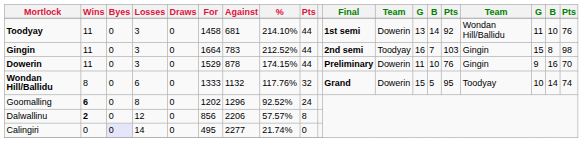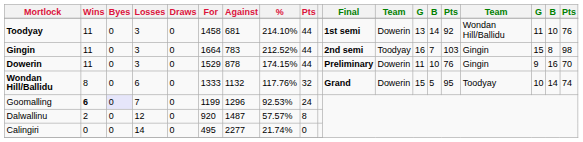(111, 102) no background -> (111, 102) lavender background
(137, 102) 8 -> (137, 102) 7
(211, 102) 1202 -> (210, 102) 1199
(277, 102) 92.52% -> (277, 102) 92.53%
(86, 116) bold -> (86, 116) normal
(208, 116) 856 -> (208, 116) 920
(235, 116) 2206 -> (235, 116) 1487
(111, 130) lavender background -> (111, 130) no background
